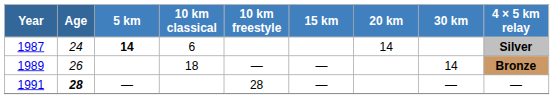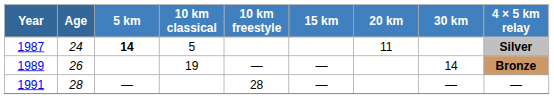(192, 47) 6 -> (192, 47) 5
(386, 47) 14 -> (386, 47) 11
(192, 66) 18 -> (192, 66) 19
(76, 85) bold -> (76, 85) normal
